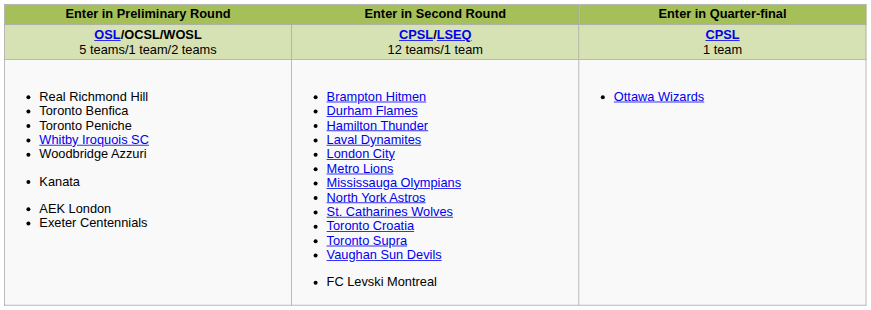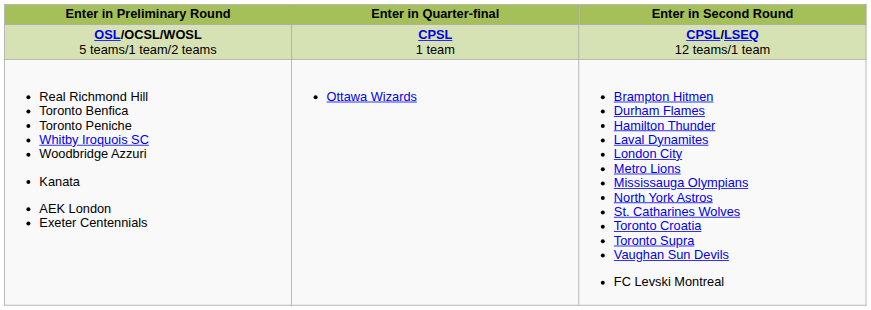columns swapped: (435, 14) <-> (723, 14)
